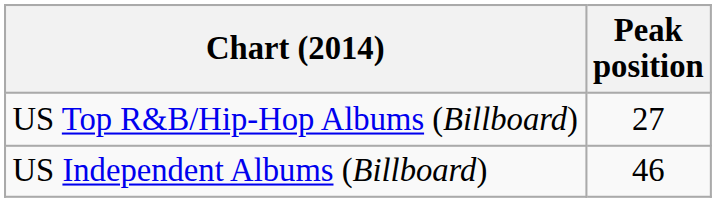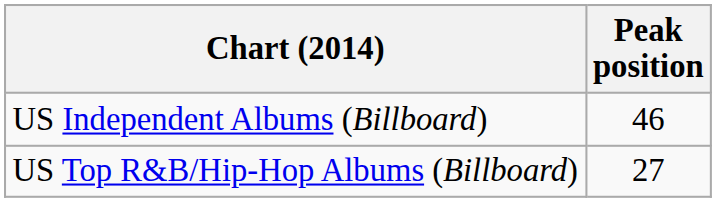rows swapped: (295, 118) <-> (250, 170)
